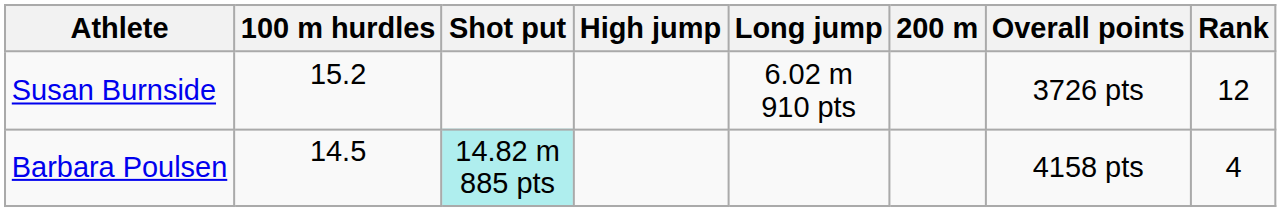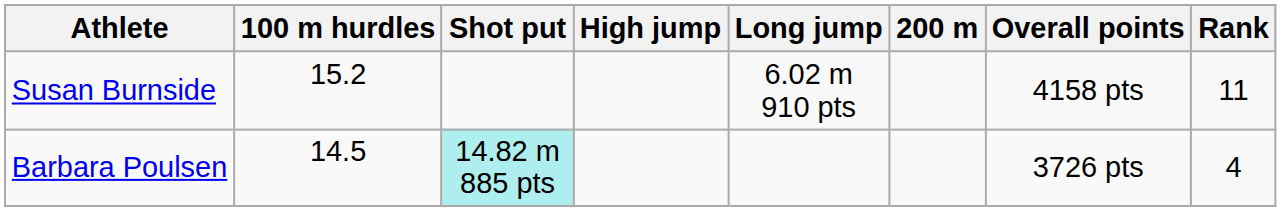(1088, 90) 3726 pts -> (1088, 90) 4158 pts
(1234, 90) 12 -> (1234, 90) 11
(1088, 168) 4158 pts -> (1088, 168) 3726 pts
